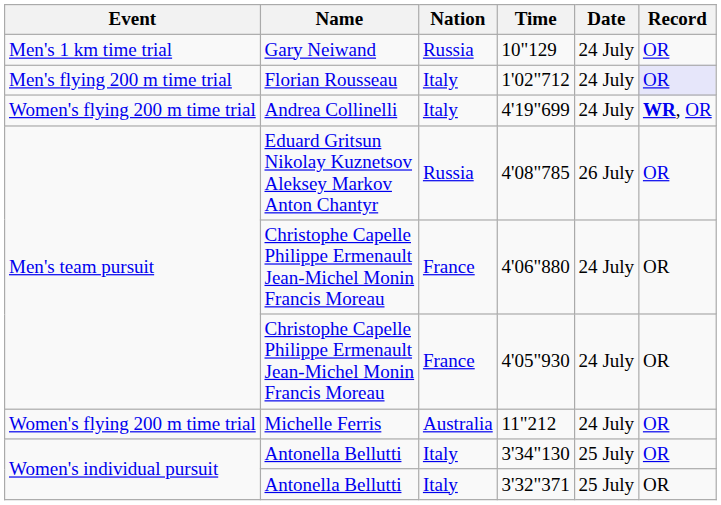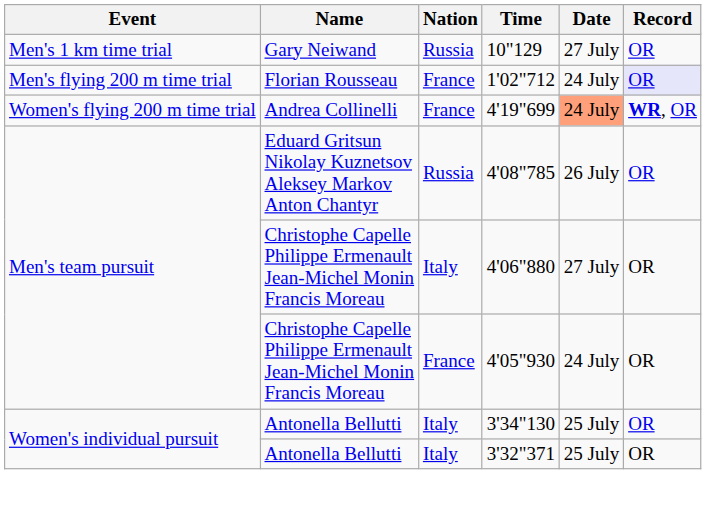(606, 49) 24 July -> (592, 49) 27 July
(440, 79) Italy -> (449, 79) France
(440, 110) Italy -> (449, 110) France
(606, 110) no background -> (592, 110) lightsalmon background
(449, 266) France -> (440, 266) Italy
(606, 266) 24 July -> (592, 266) 27 July
- row: (529, 423)
